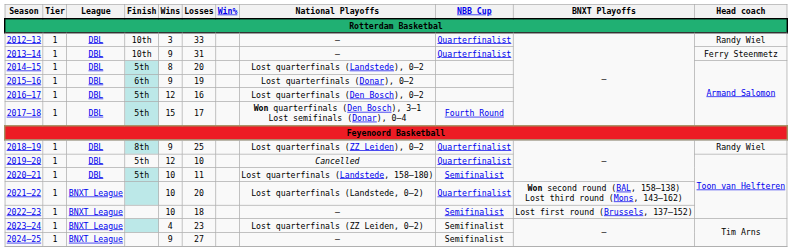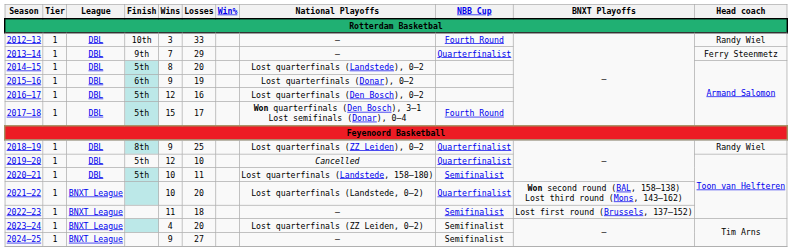(474, 39) Quarterfinalist -> (474, 39) Fourth Round
(142, 53) 10th -> (142, 53) 9th
(170, 53) 9 -> (170, 53) 7
(199, 53) 31 -> (199, 53) 29
(170, 211) 10 -> (170, 211) 11
(199, 225) 23 -> (199, 225) 20
